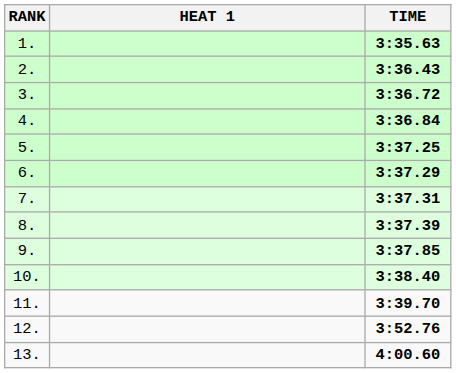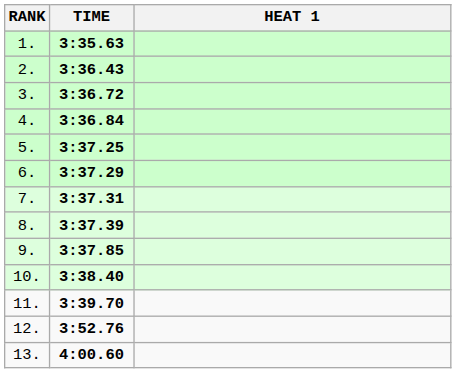columns swapped: (207, 17) <-> (408, 17)
